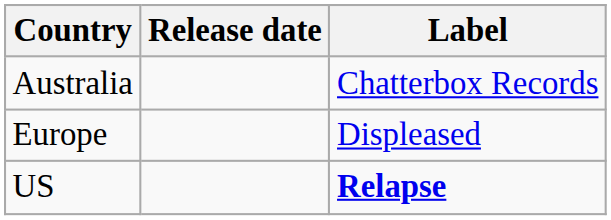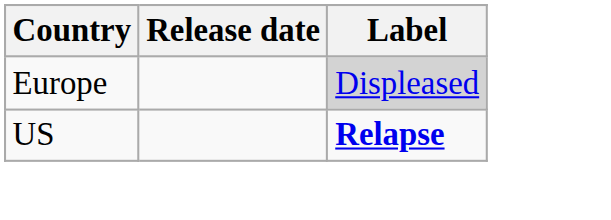- row: (73, 82)
(409, 134) no background -> (407, 82) lightgrey background
